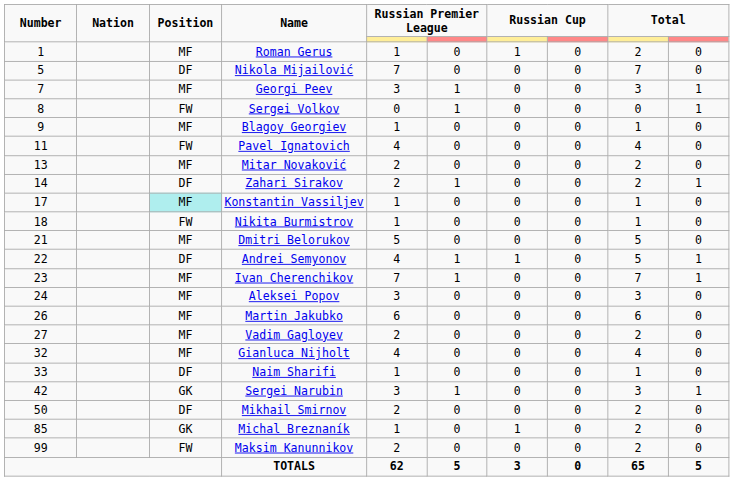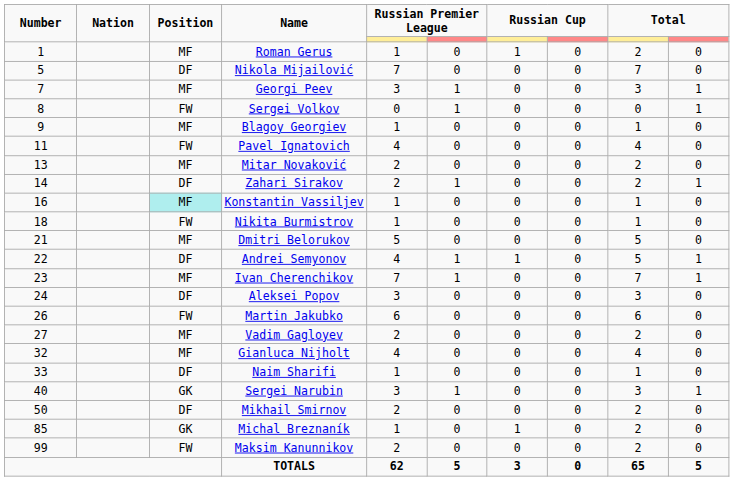(41, 202) 17 -> (41, 202) 16
(185, 297) MF -> (185, 297) DF
(185, 316) MF -> (185, 316) FW
(41, 391) 42 -> (41, 391) 40
